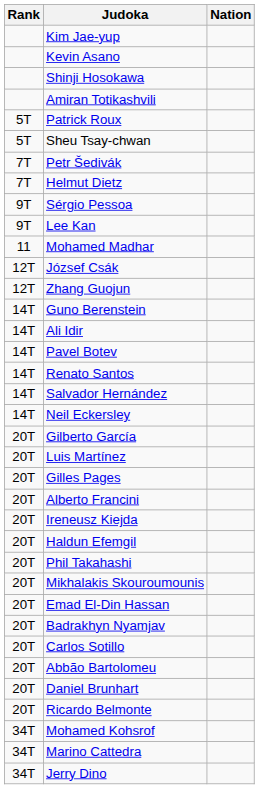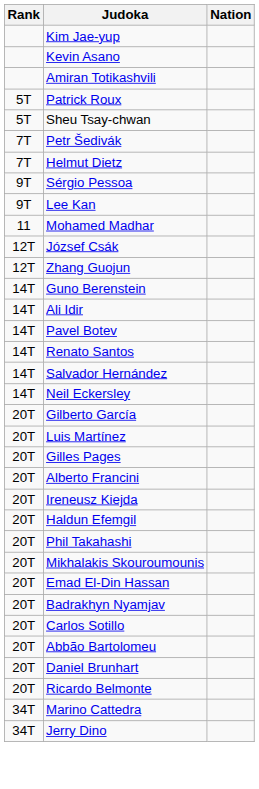- row: (95, 78)
- row: (100, 731)
